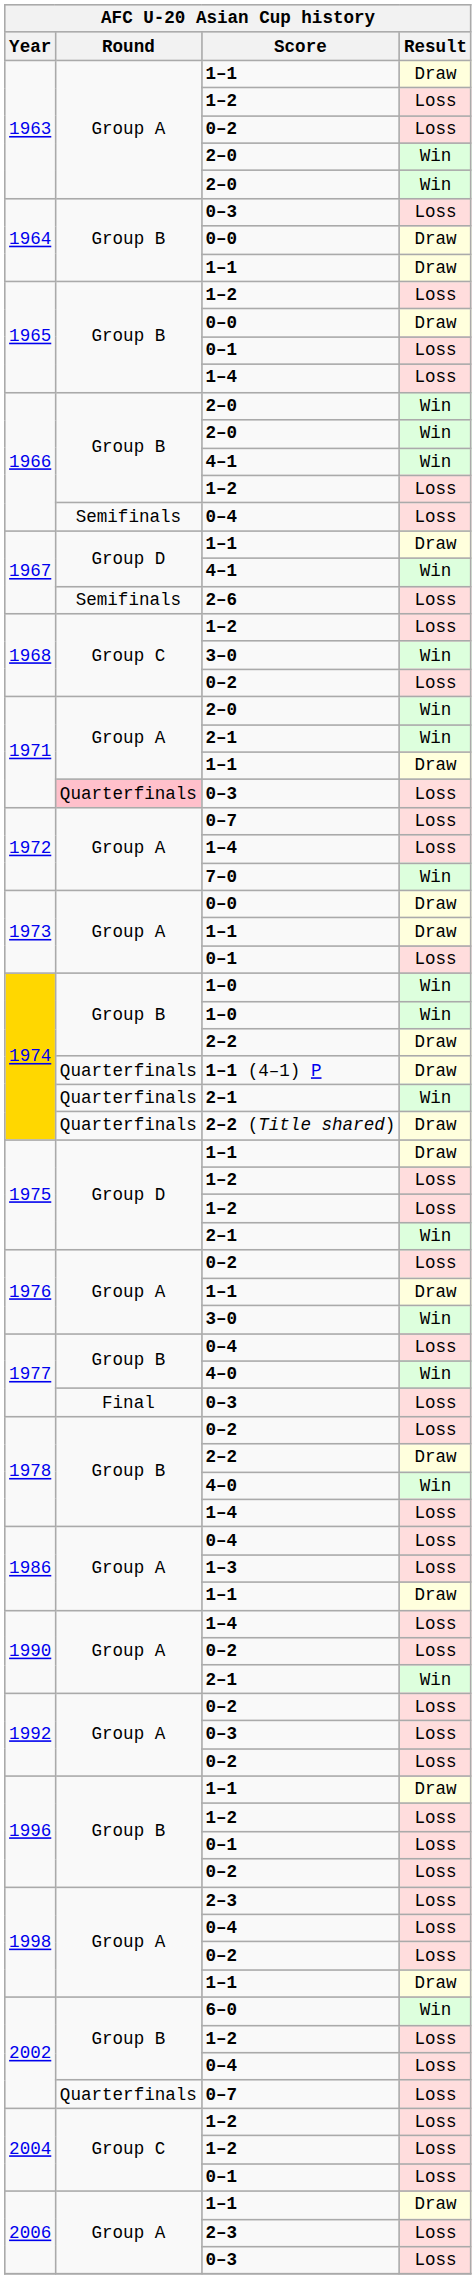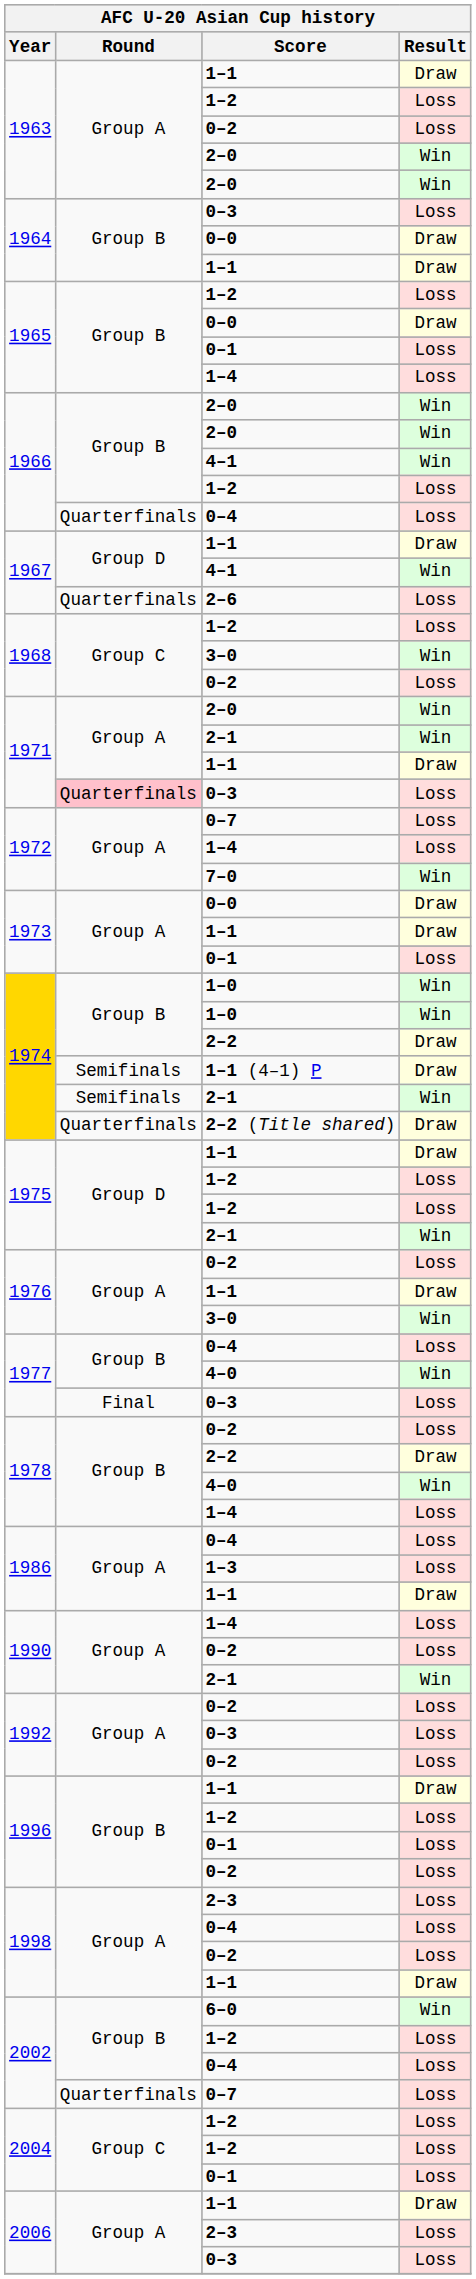(128, 517) Semifinals -> (128, 517) Quarterfinals
(128, 600) Semifinals -> (128, 600) Quarterfinals
(128, 1070) Quarterfinals -> (128, 1070) Semifinals
(128, 1098) Quarterfinals -> (128, 1098) Semifinals
